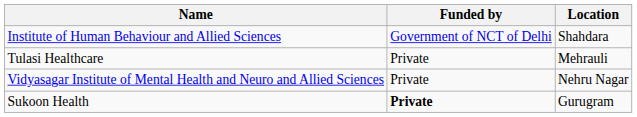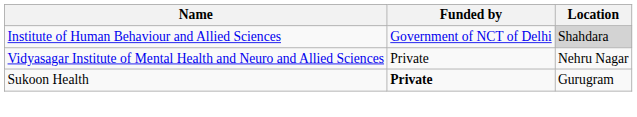(583, 36) no background -> (583, 36) lightgrey background
- row: (55, 58)
